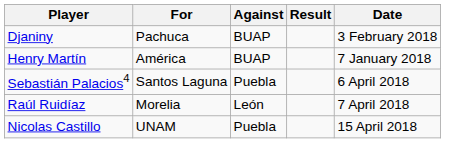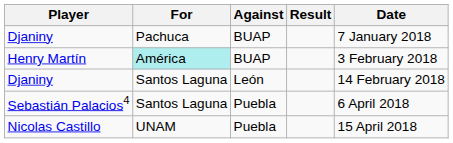(387, 36) 3 February 2018 -> (384, 36) 7 January 2018
(161, 58) no background -> (161, 58) paleturquoise background
(384, 58) 7 January 2018 -> (387, 58) 3 February 2018
+ row: (30, 79)
- row: (46, 105)
